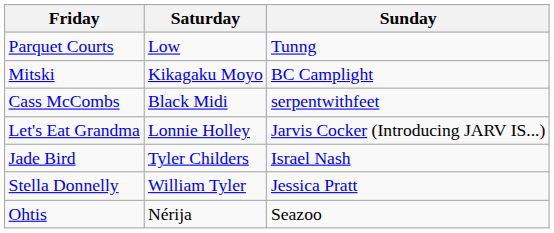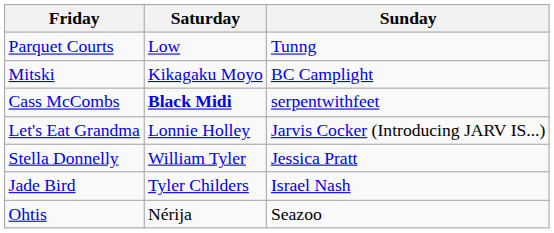(188, 102) normal -> (190, 102) bold
rows swapped: (42, 158) <-> (64, 185)
